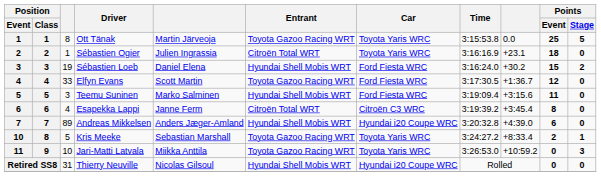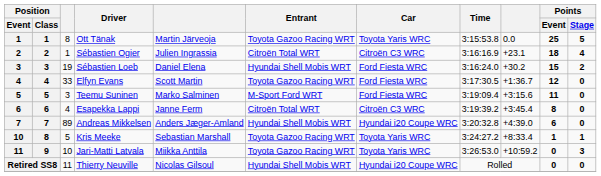(395, 53) Toyota Yaris WRC -> (392, 53) Citroën C3 WRC
(582, 53) 0 -> (582, 53) 4
(299, 94) Hyundai Shell Mobis WRT -> (285, 94) M-Sport Ford WRT
(554, 136) 2 -> (554, 136) 1
(67, 164) 31 -> (67, 164) 11
